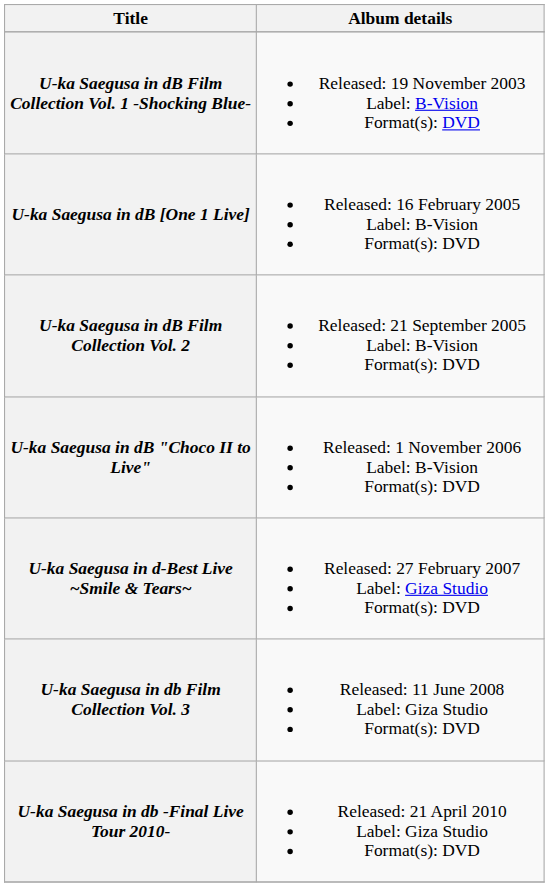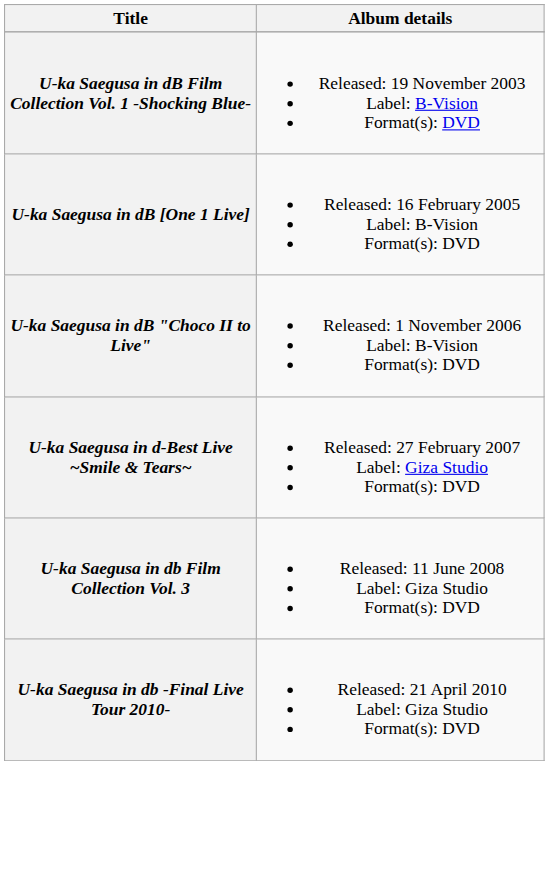- row: (131, 335)
